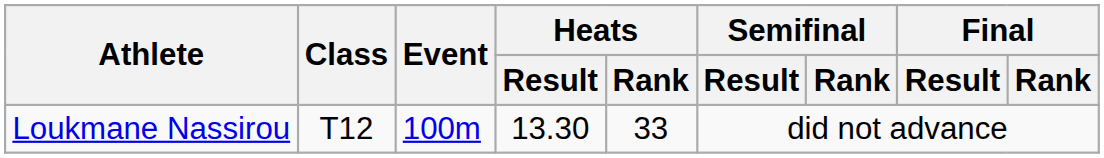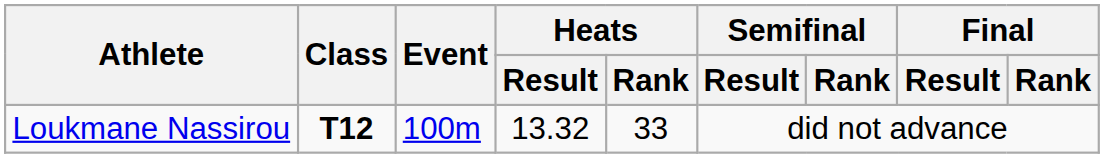(346, 129) normal -> (346, 129) bold
(550, 129) 13.30 -> (550, 129) 13.32
